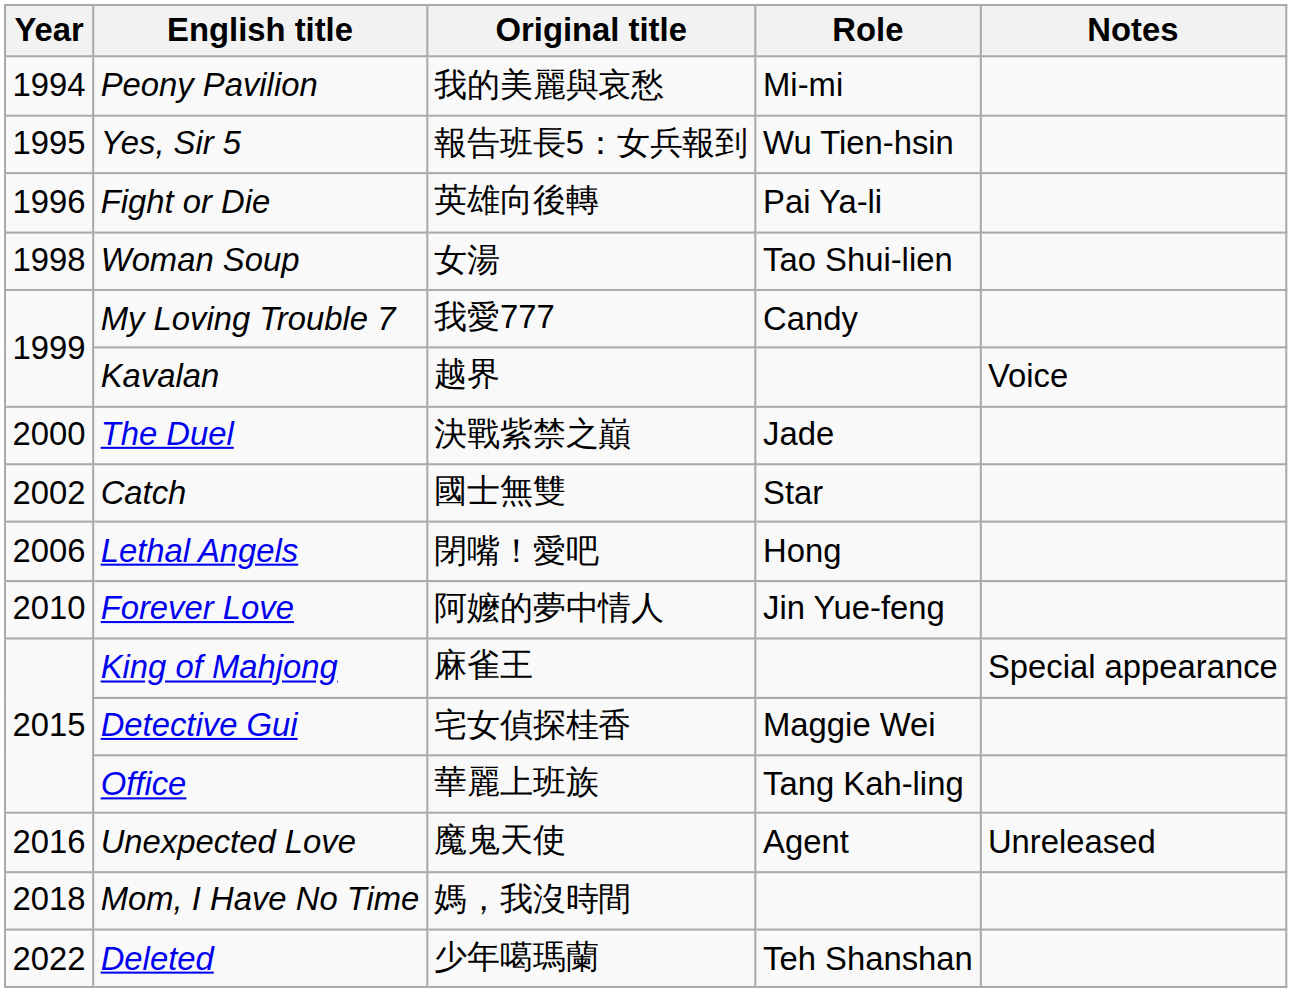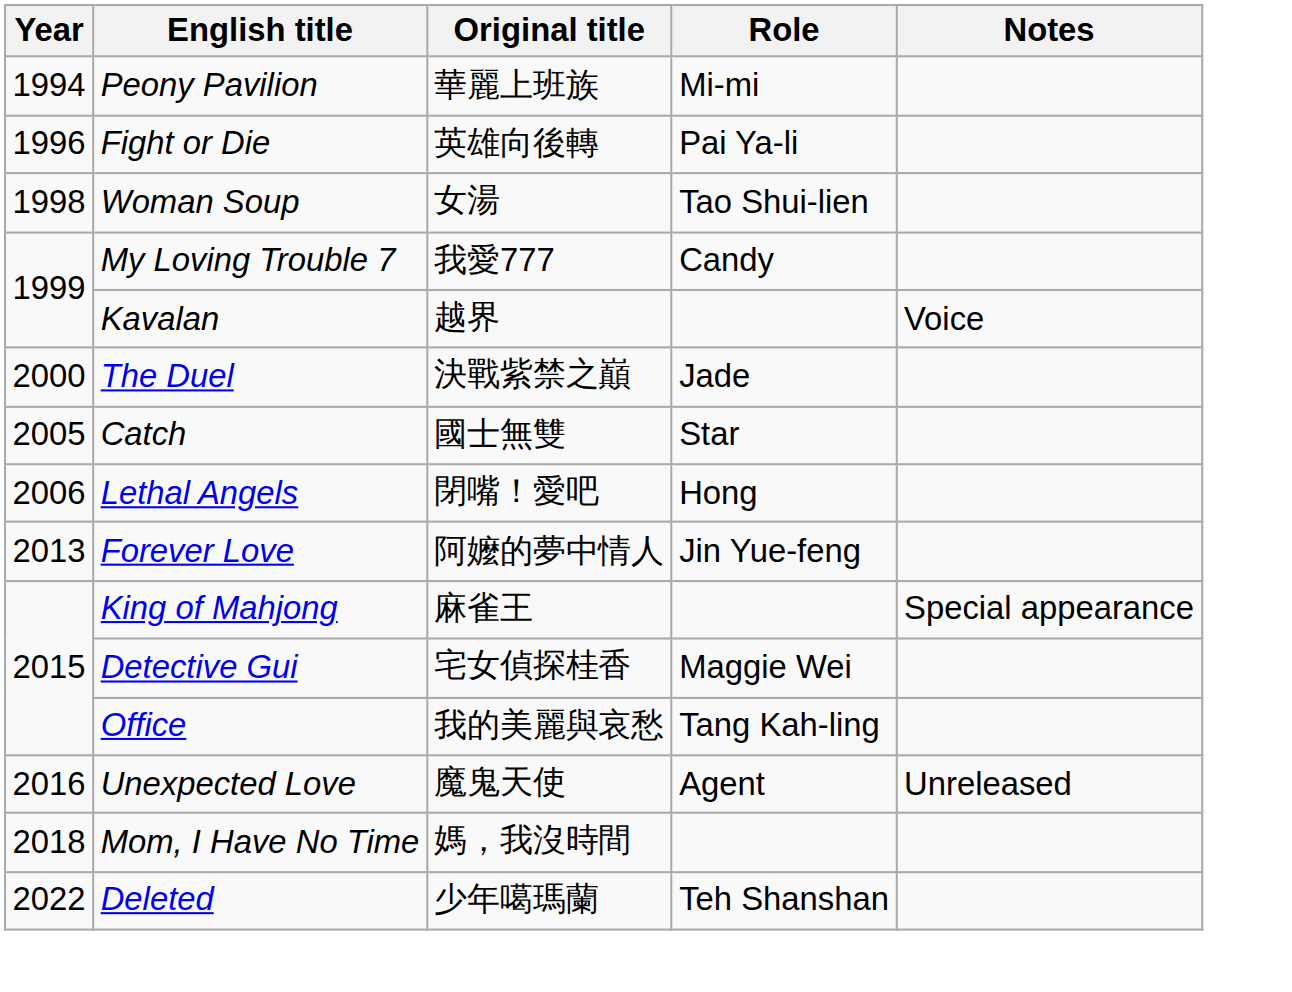(549, 84) 我的美麗與哀愁 -> (516, 84) 華麗上班族
- row: (171, 143)
(49, 492) 2002 -> (49, 434) 2005
(49, 609) 2010 -> (49, 550) 2013
(516, 782) 華麗上班族 -> (549, 724) 我的美麗與哀愁
